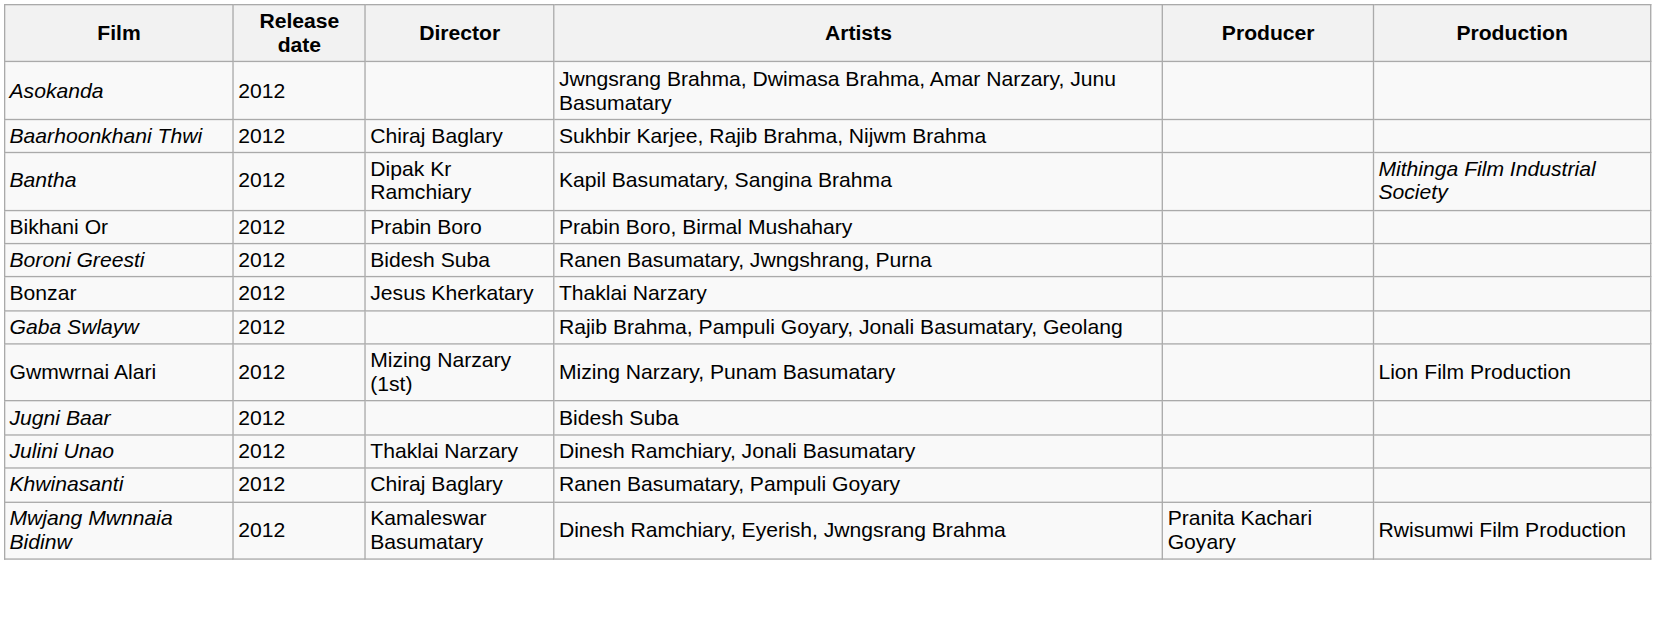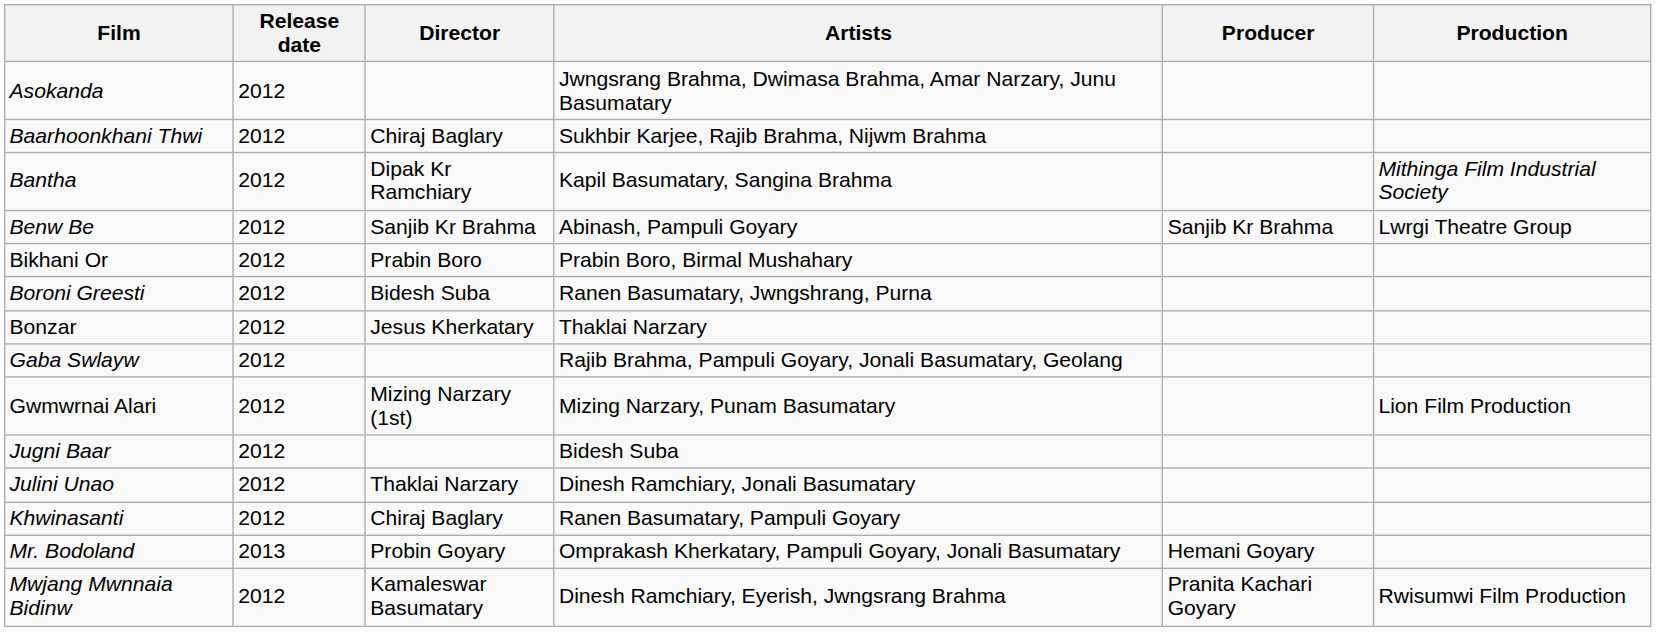+ row: (52, 226)
+ row: (72, 551)
